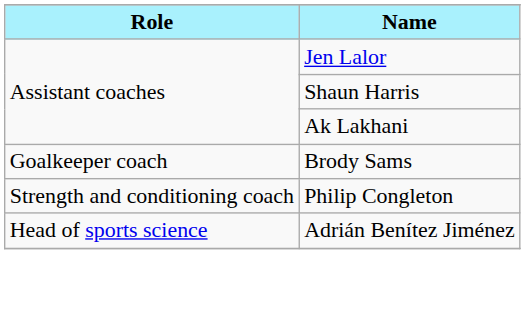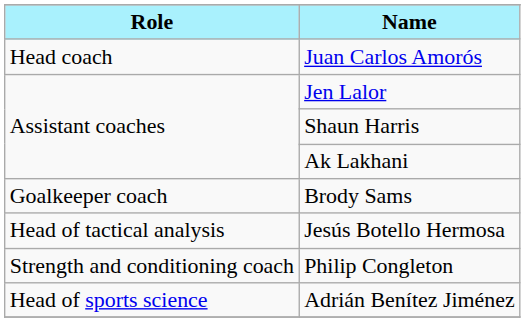+ row: (393, 56)
+ row: (405, 230)
